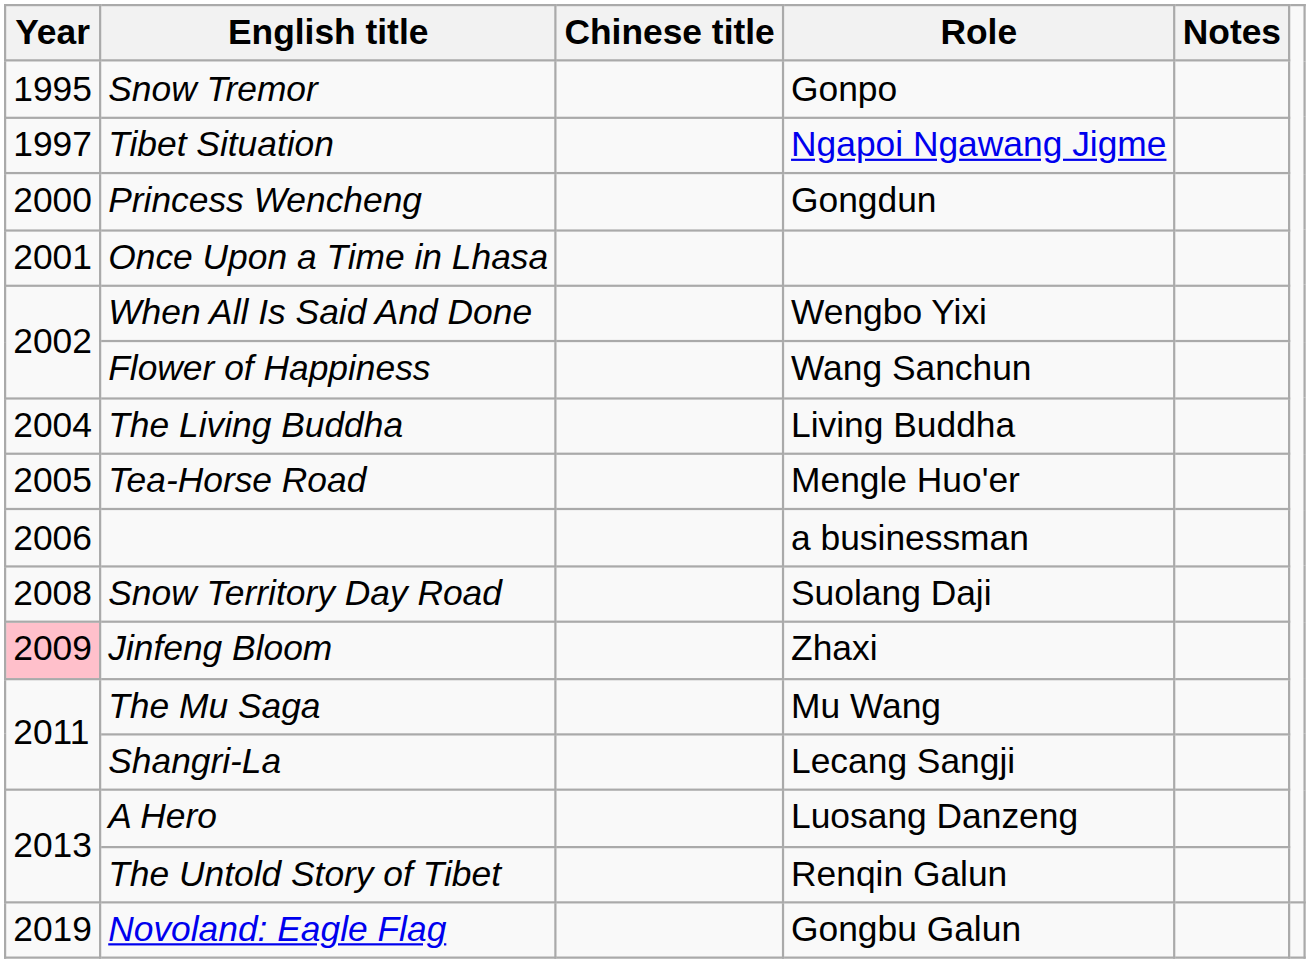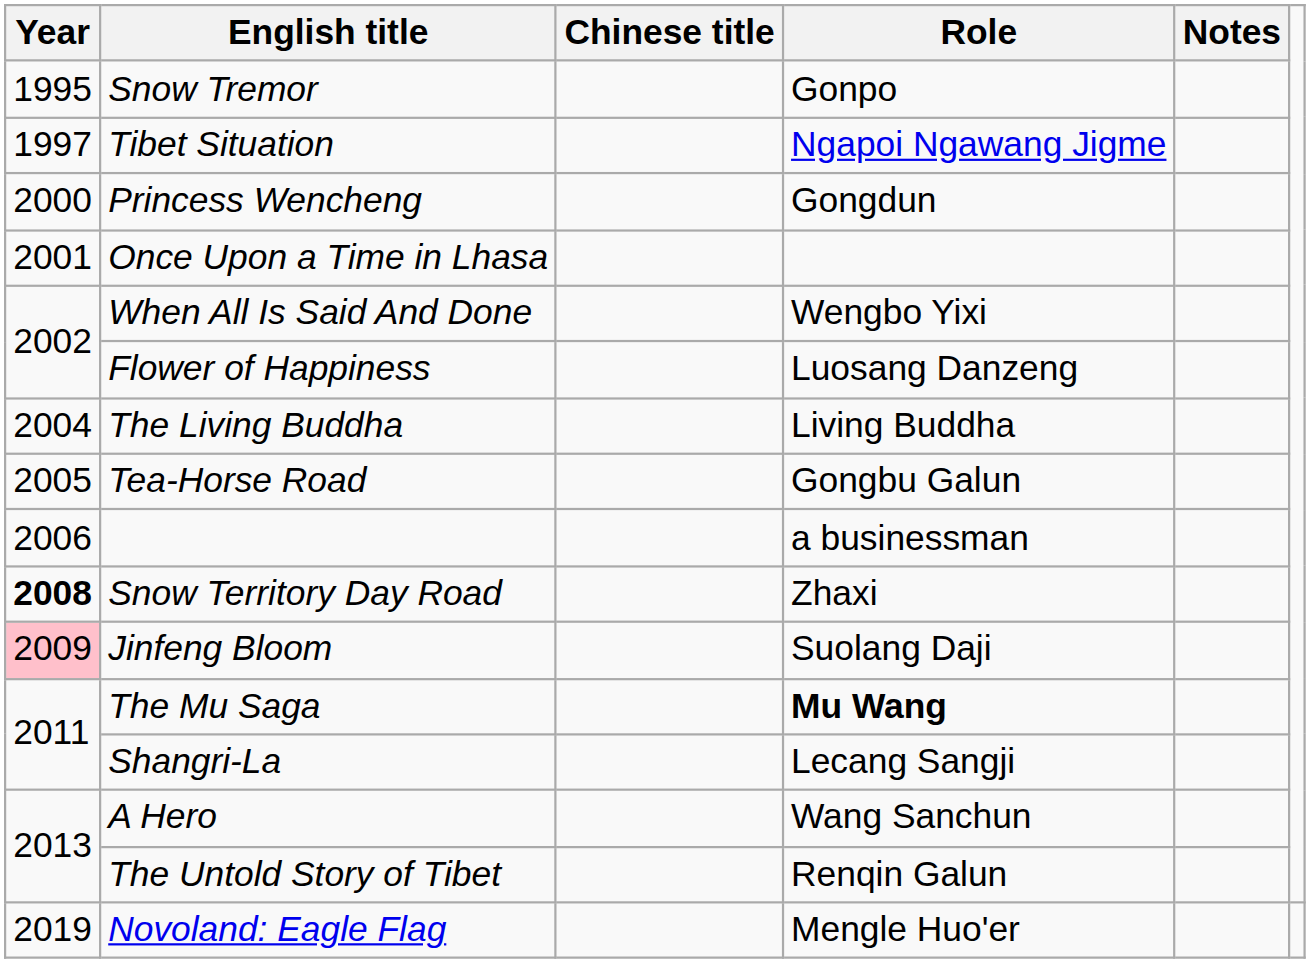(911, 369) Wang Sanchun -> (935, 369) Luosang Danzeng
(905, 481) Mengle Huo'er -> (906, 481) Gongbu Galun
(53, 593) normal -> (53, 593) bold
(891, 593) Suolang Daji -> (834, 593) Zhaxi
(834, 649) Zhaxi -> (891, 649) Suolang Daji
(866, 705) normal -> (869, 705) bold
(935, 817) Luosang Danzeng -> (911, 817) Wang Sanchun
(906, 929) Gongbu Galun -> (905, 929) Mengle Huo'er
